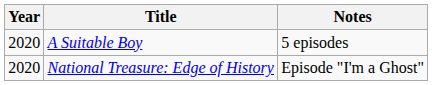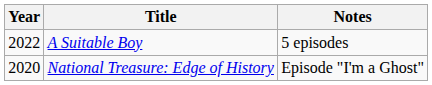(24, 42) 2020 -> (24, 42) 2022
